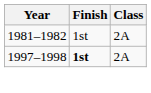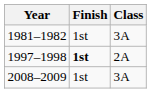(122, 35) 2A -> (122, 35) 3A
+ row: (37, 77)
